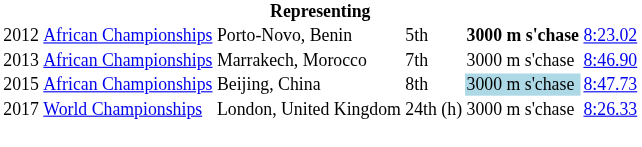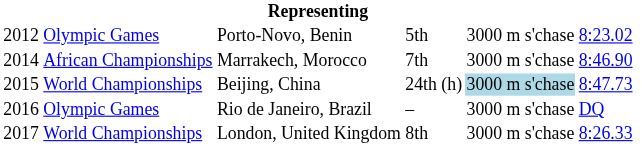(128, 35) African Championships -> (101, 35) Olympic Games
(523, 35) bold -> (520, 35) normal
(21, 60) 2013 -> (21, 60) 2014
(128, 84) African Championships -> (123, 84) World Championships
(417, 84) 8th -> (434, 84) 24th (h)
+ row: (294, 108)
(434, 108) 24th (h) -> (417, 133) 8th
